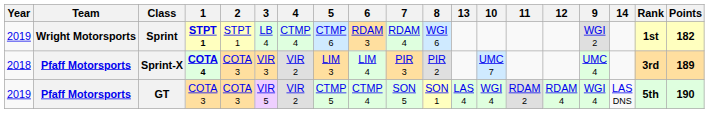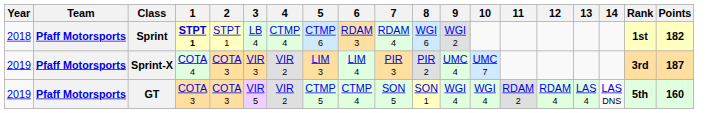columns swapped: (595, 13) <-> (464, 13)
(19, 36) 2019 -> (19, 36) 2018
(86, 36) Wright Motorsports -> (81, 36) Pfaff Motorsports
(19, 65) 2018 -> (19, 65) 2019
(203, 65) bold -> (193, 65) normal
(685, 65) 189 -> (675, 65) 187
(685, 94) 190 -> (675, 94) 160
